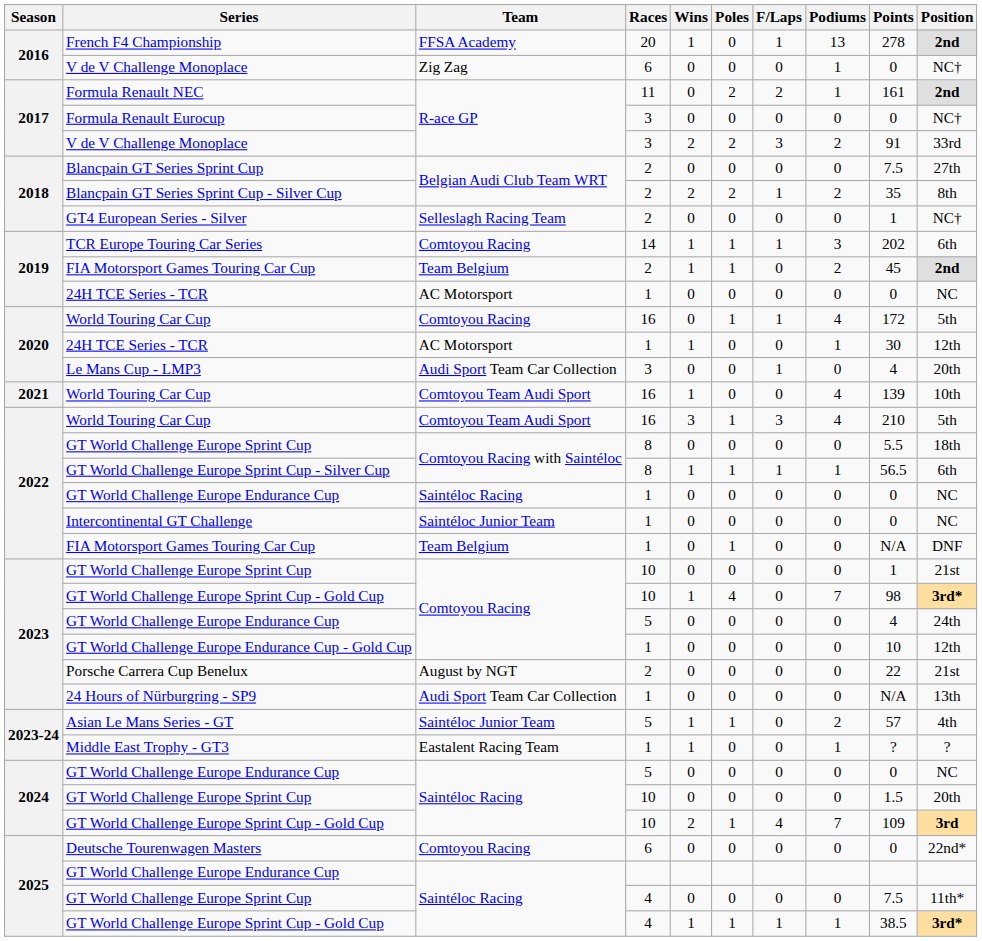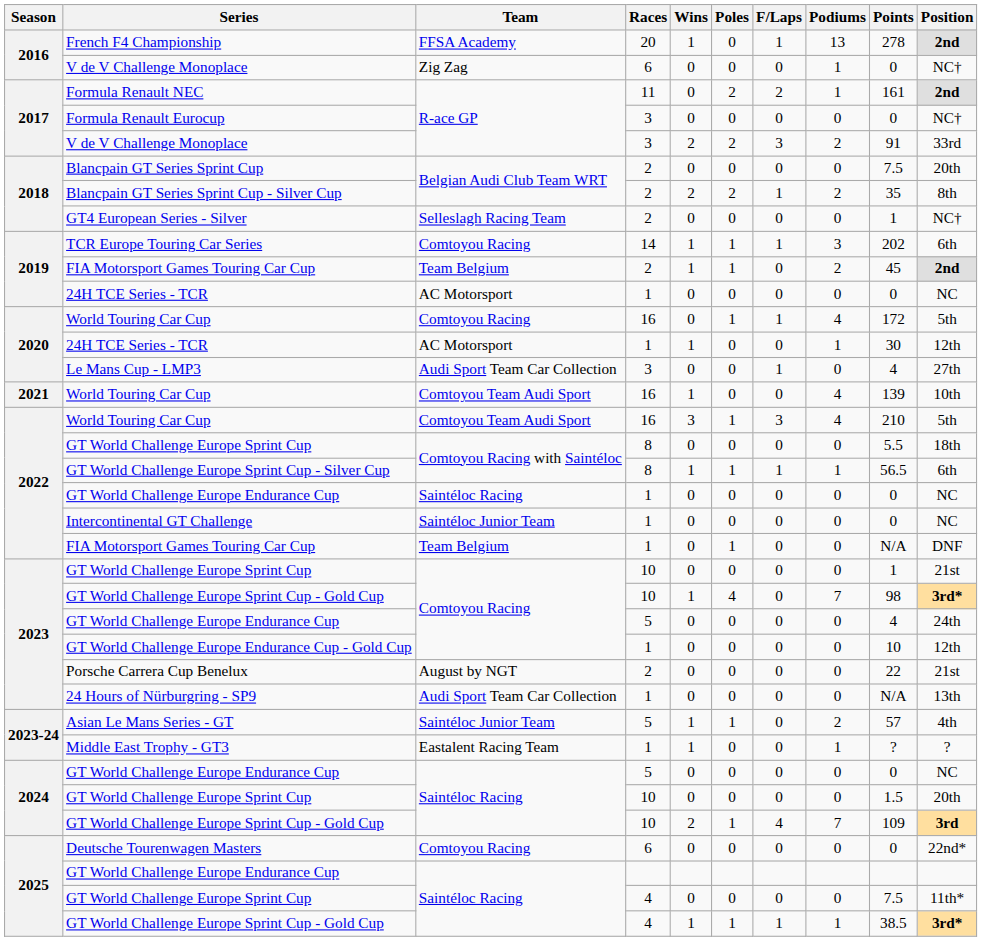(947, 168) 27th -> (947, 168) 20th
(947, 369) 20th -> (947, 369) 27th
